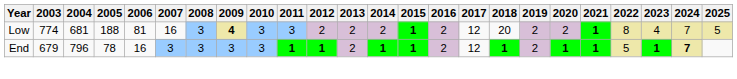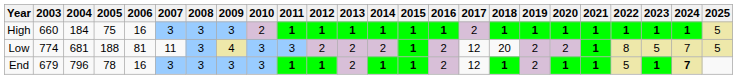+ row: (19, 30)
(170, 30) 16 -> (170, 48) 11
(231, 30) bold -> (231, 48) normal
(657, 30) 4 -> (657, 48) 5
